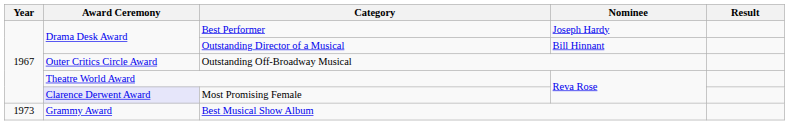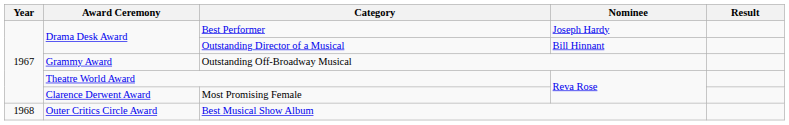(101, 62) Outer Critics Circle Award -> (79, 62) Grammy Award
(98, 95) lavender background -> (98, 95) no background
(24, 111) 1973 -> (24, 111) 1968
(79, 111) Grammy Award -> (101, 111) Outer Critics Circle Award
